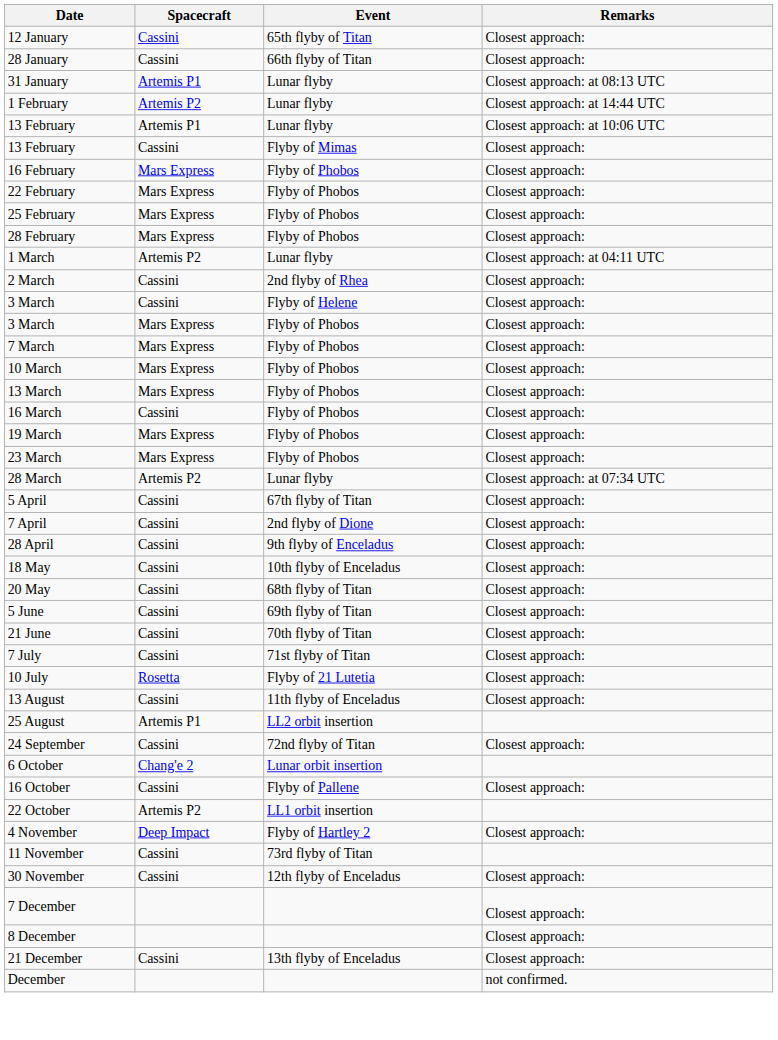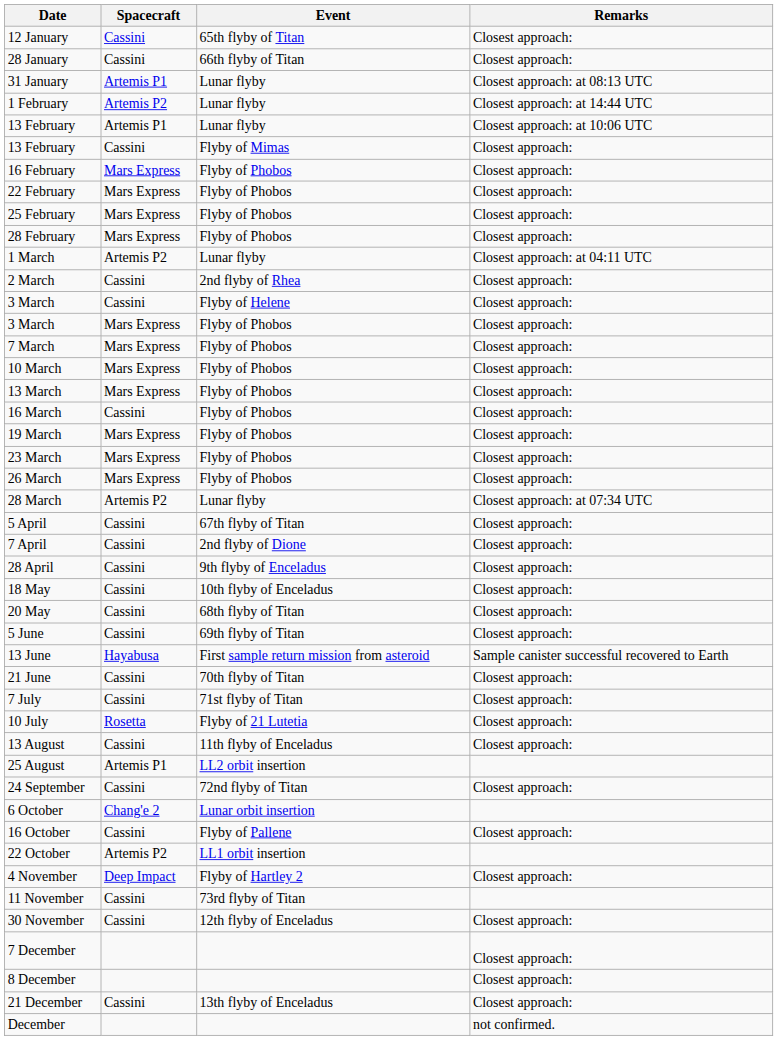+ row: (35, 479)
+ row: (29, 655)
